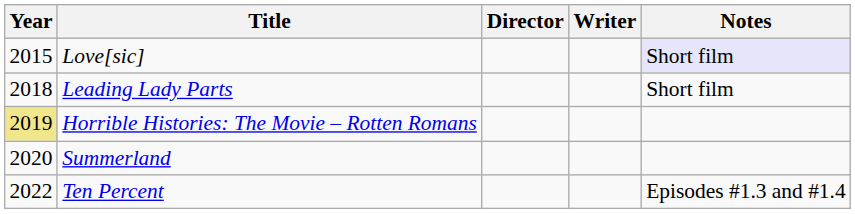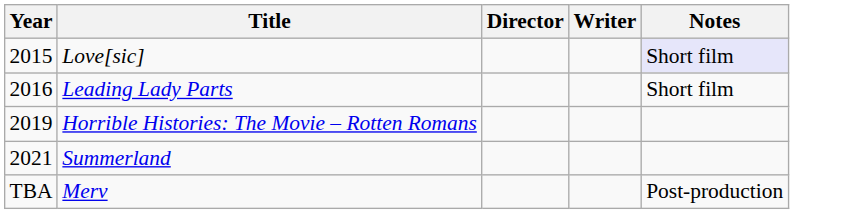(31, 89) 2018 -> (31, 89) 2016
(31, 123) khaki background -> (31, 123) no background
(31, 157) 2020 -> (31, 157) 2021
- row: (113, 191)
+ row: (85, 191)
